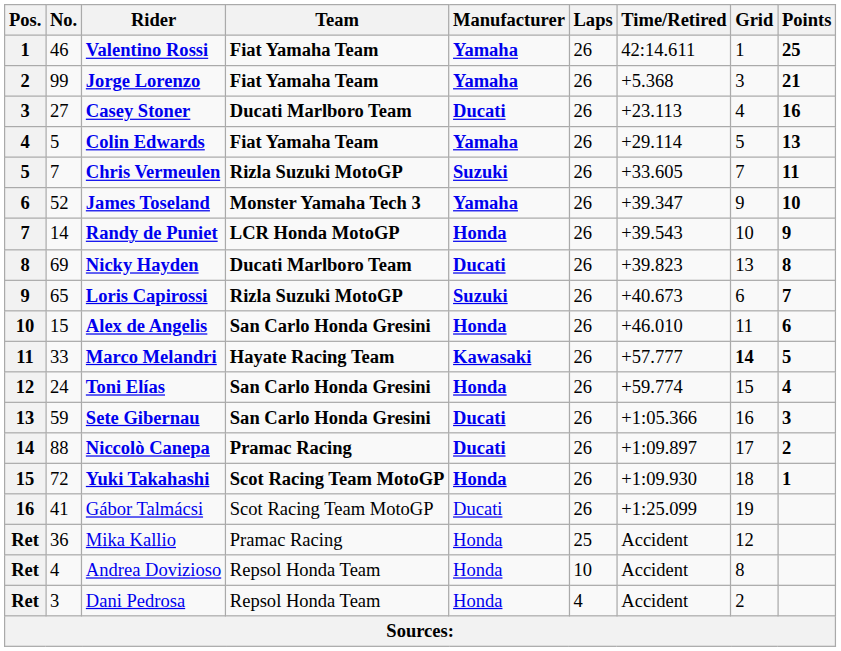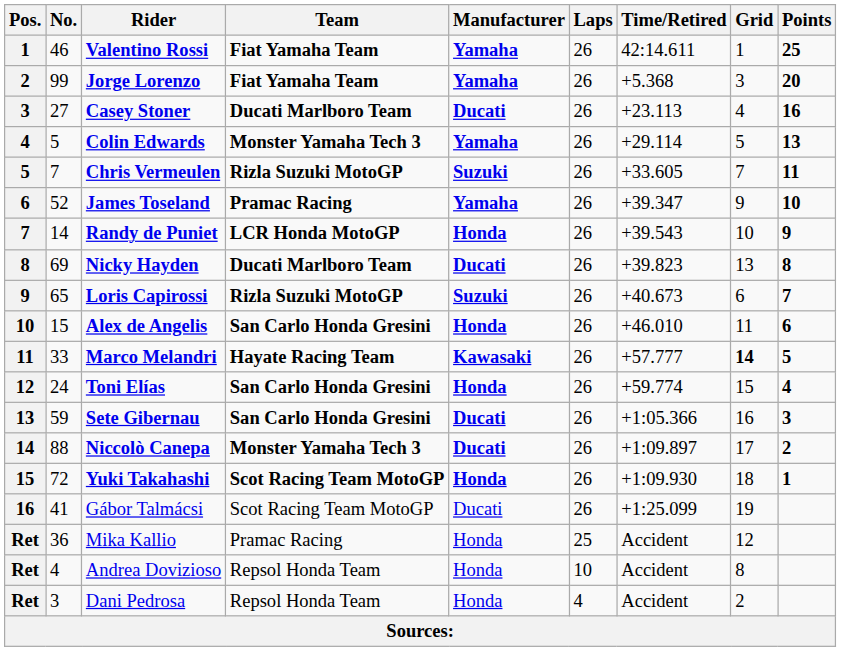(791, 81) 21 -> (791, 81) 20
(304, 142) Fiat Yamaha Team -> (325, 142) Monster Yamaha Tech 3
(325, 203) Monster Yamaha Tech 3 -> (291, 203) Pramac Racing
(291, 448) Pramac Racing -> (325, 448) Monster Yamaha Tech 3
